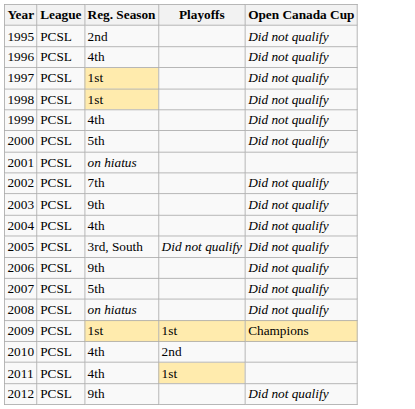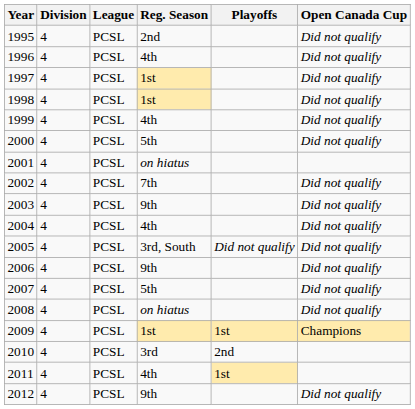+ column: (63, 15)
(96, 352) 4th -> (149, 352) 3rd
